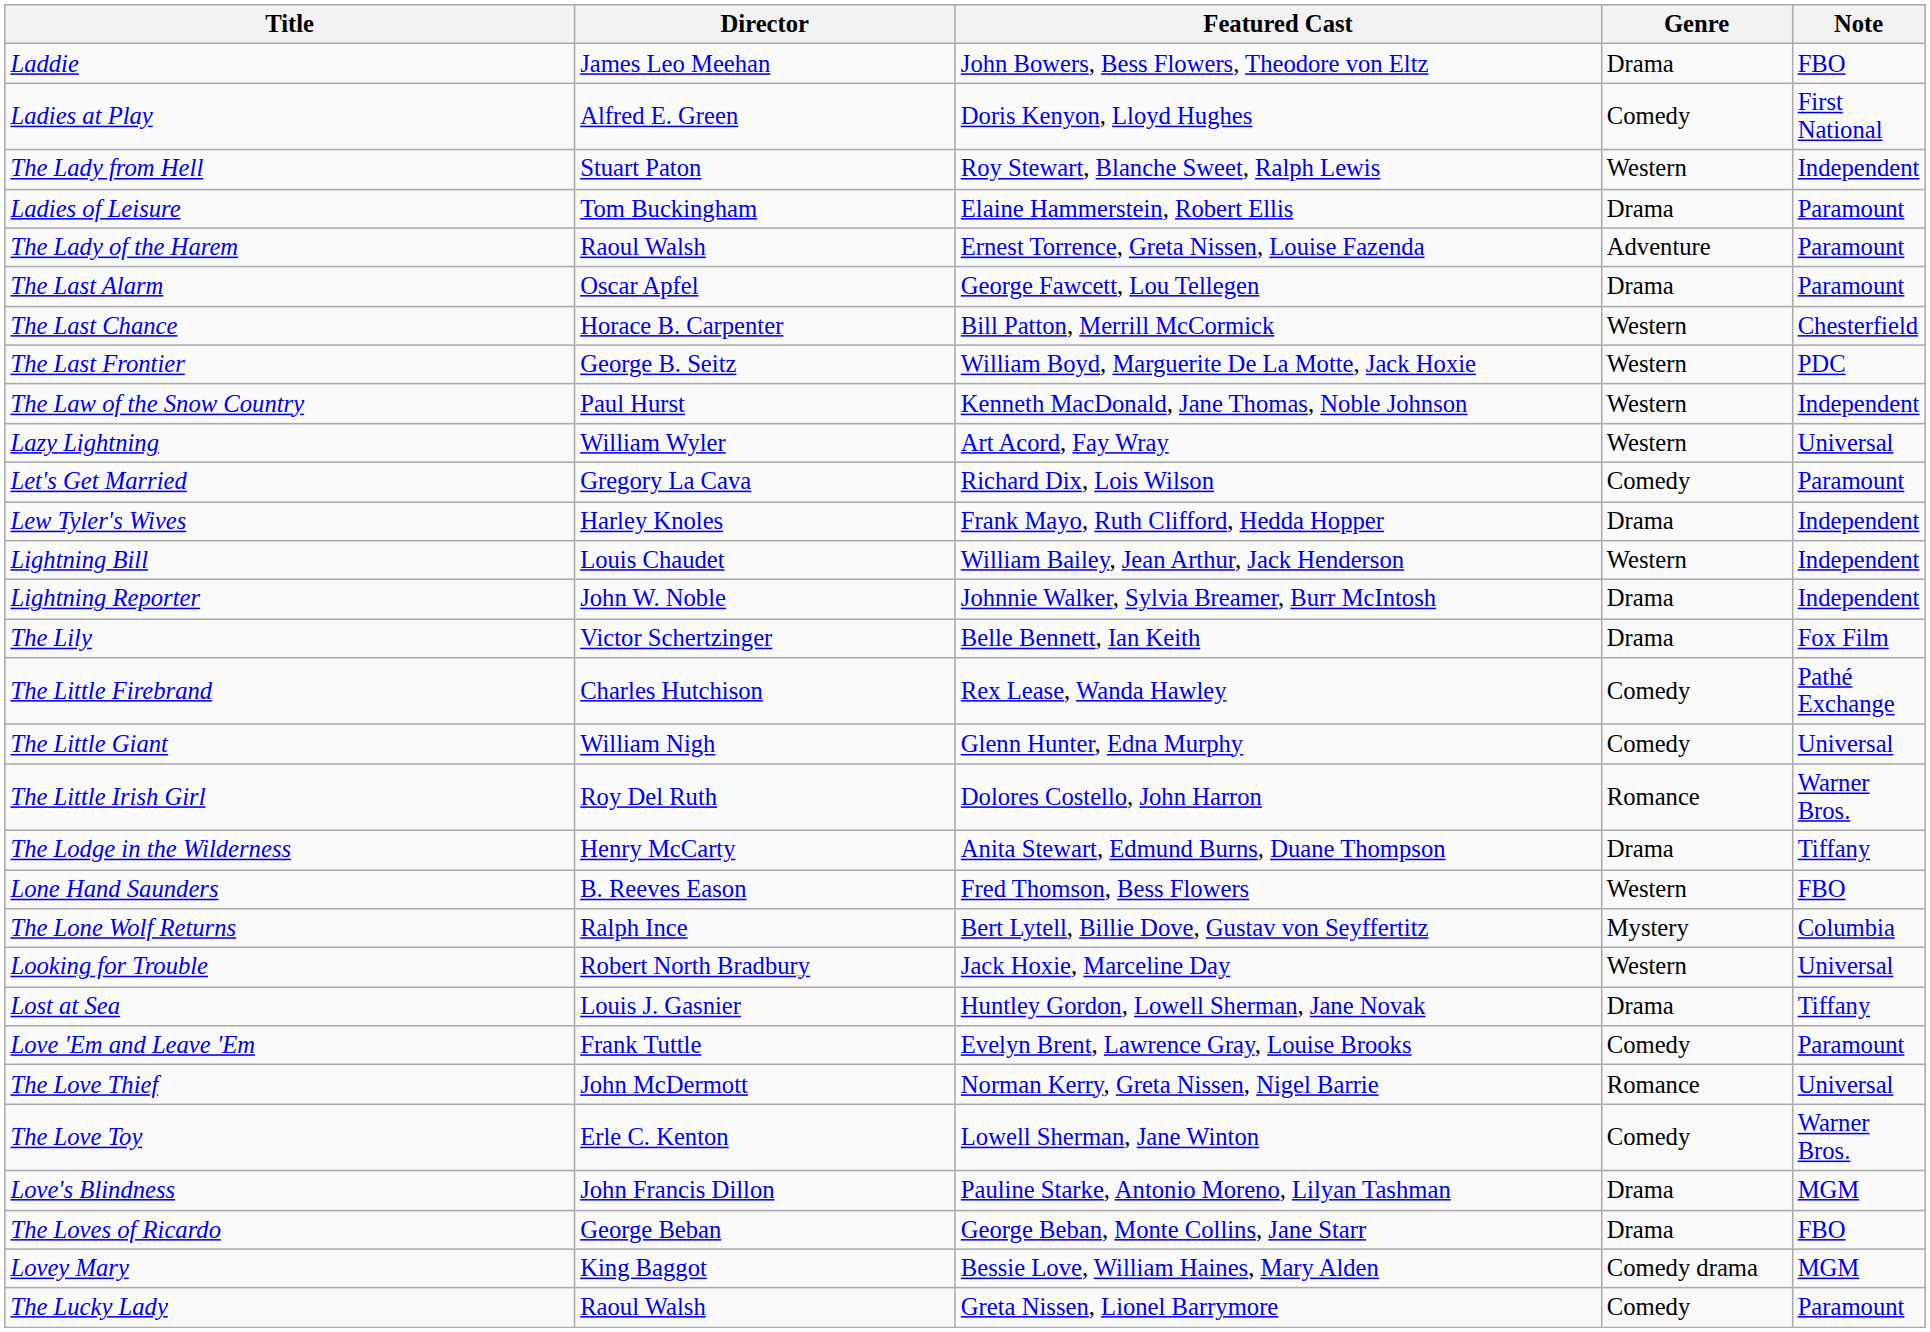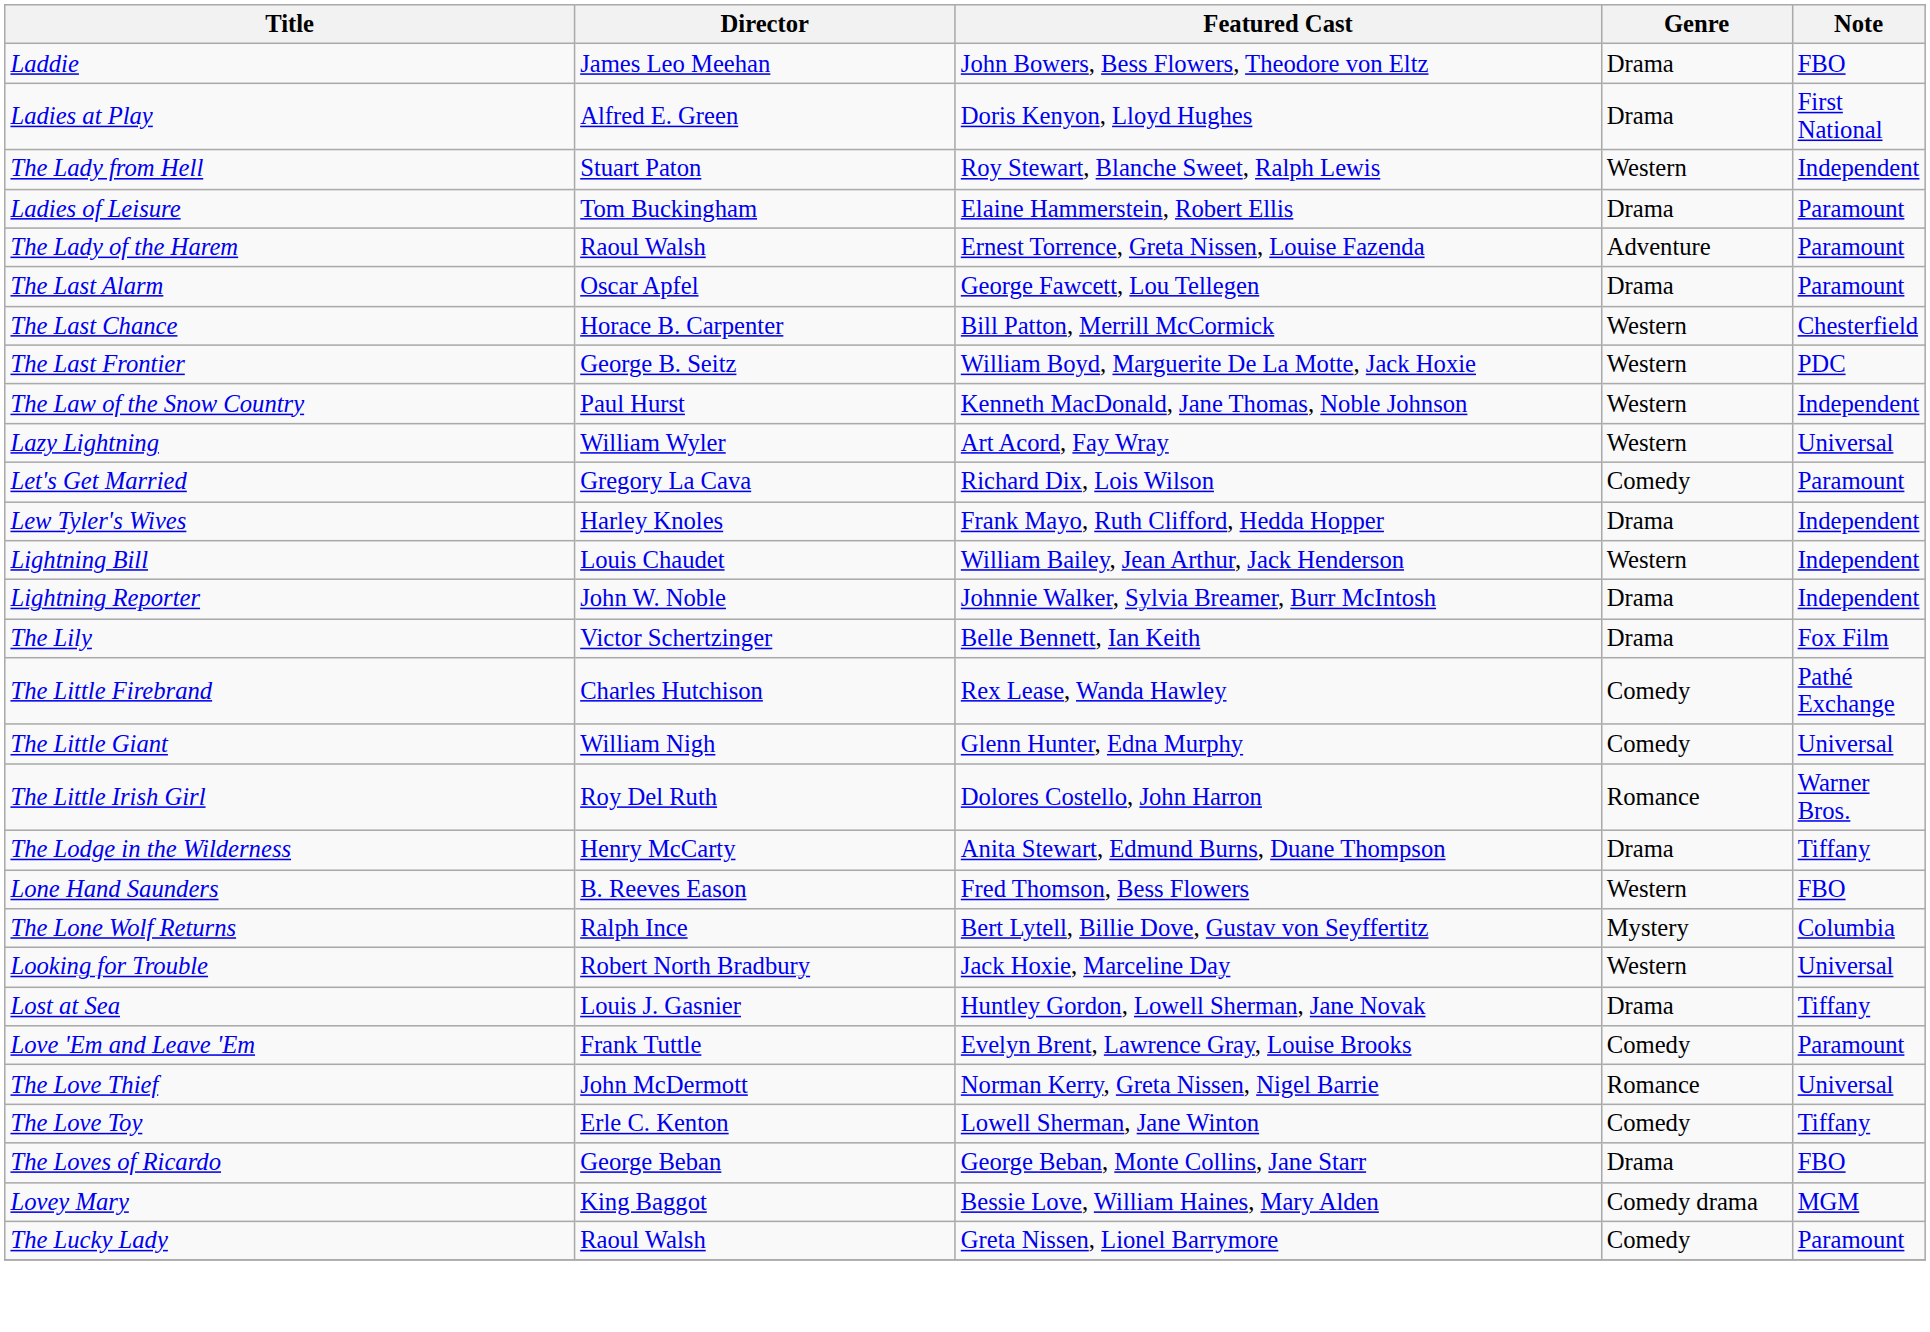(1648, 116) Comedy -> (1640, 116) Drama
(1834, 1137) Warner Bros. -> (1834, 1123) Tiffany
- row: (93, 1190)
